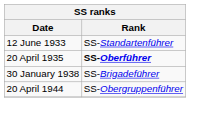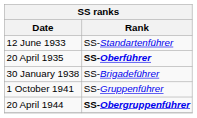+ row: (40, 89)
(133, 89) normal -> (137, 105) bold
